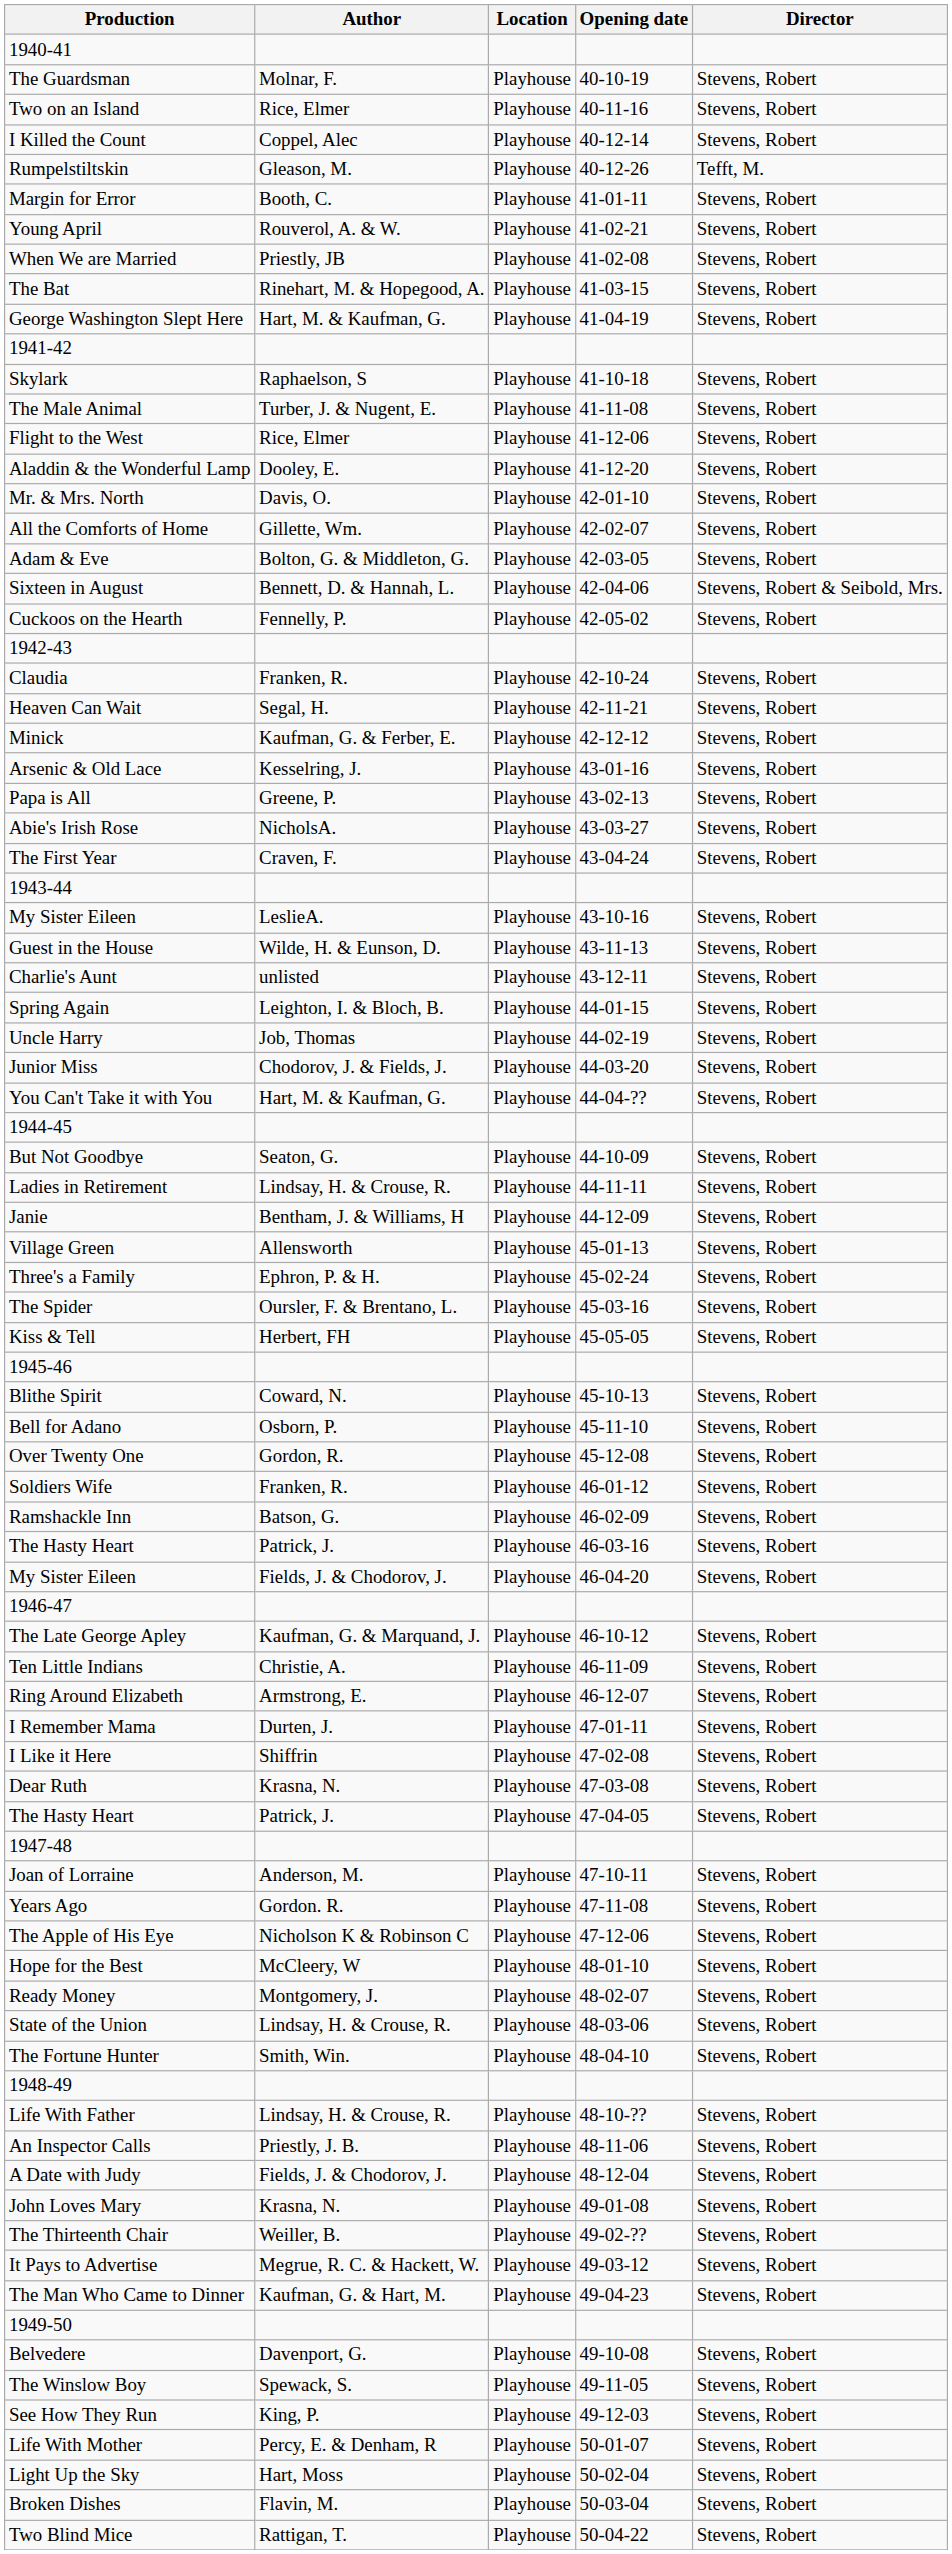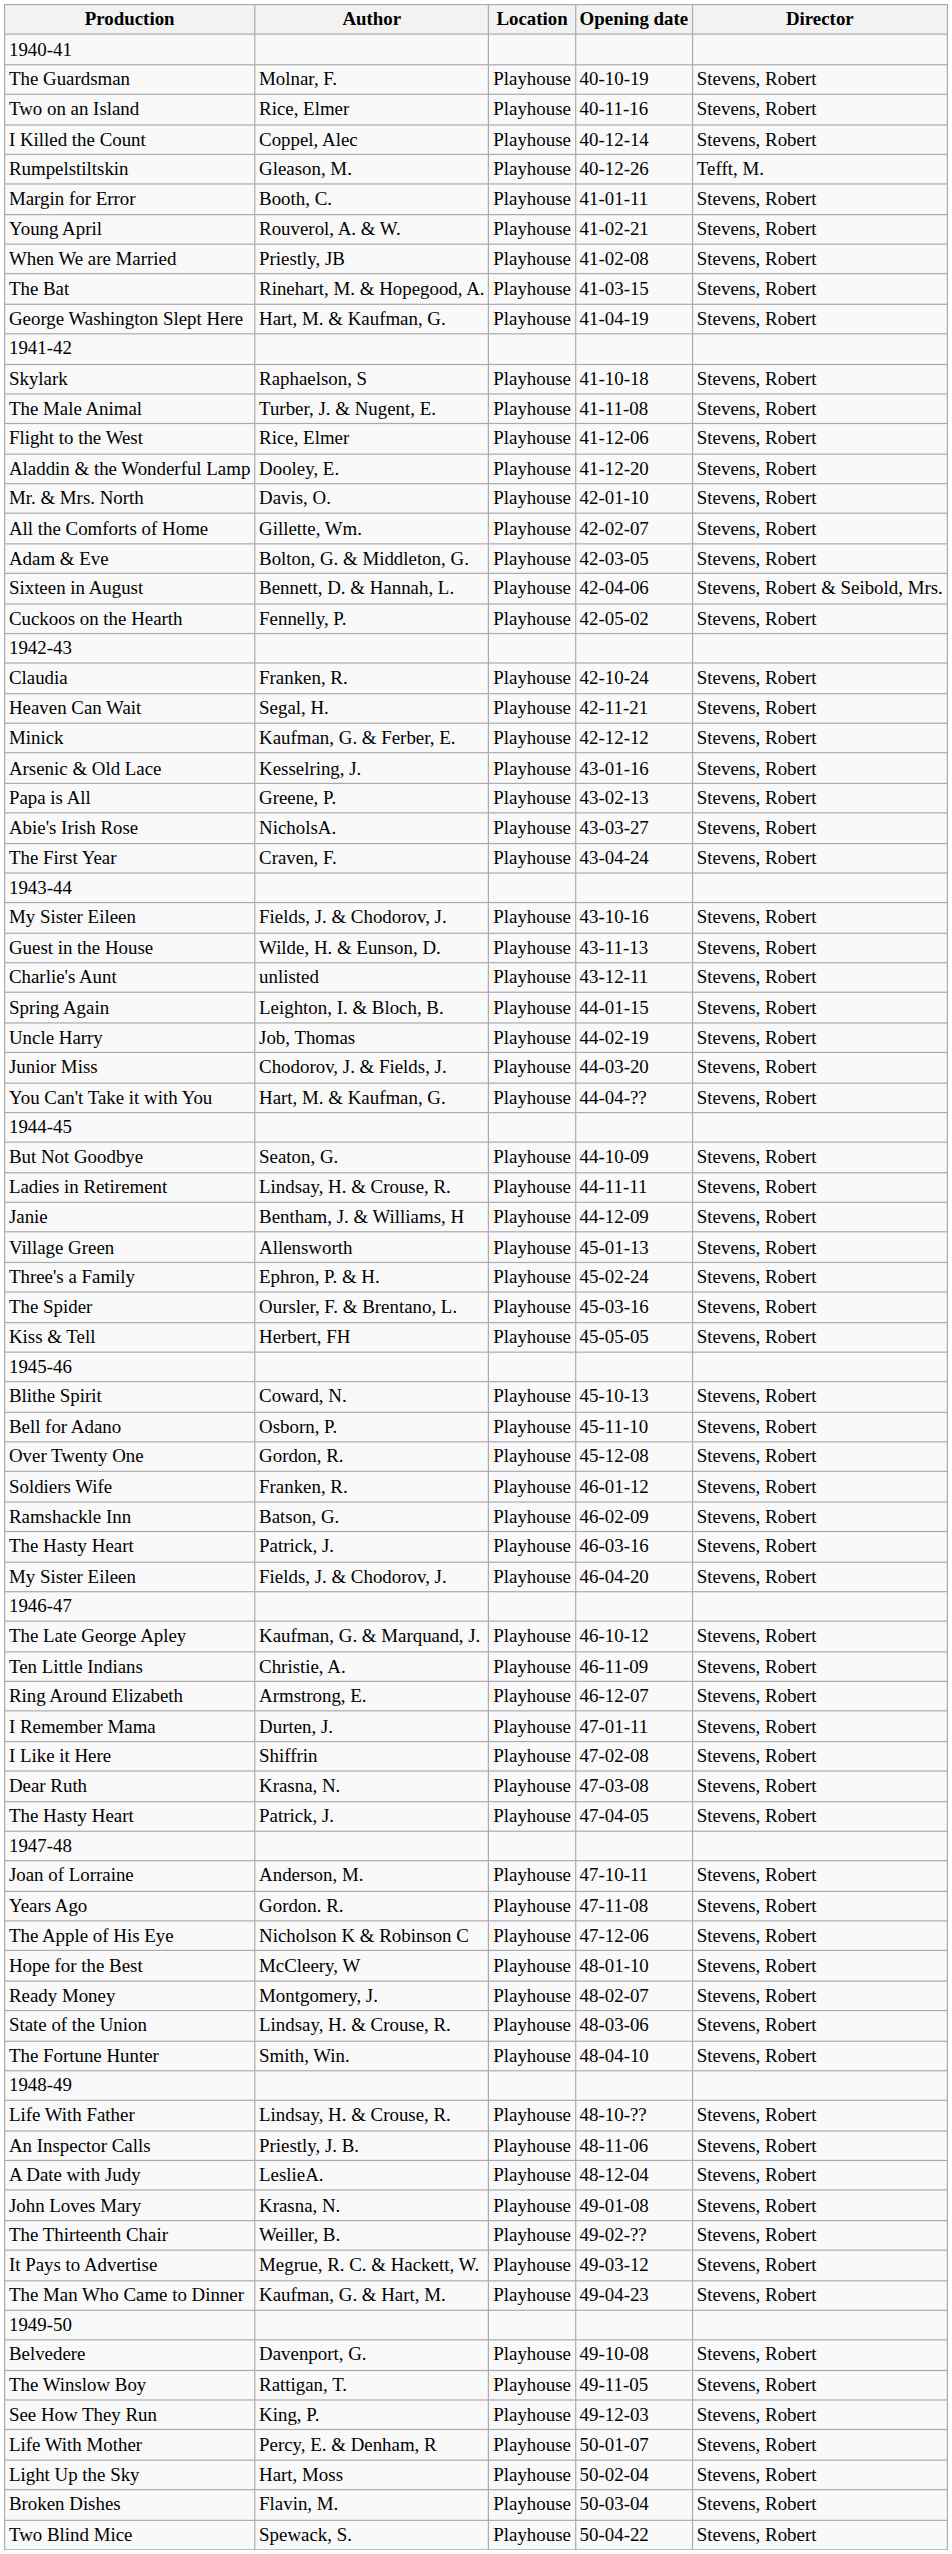(291, 917) LeslieA. -> (353, 917) Fields, J. & Chodorov, J.
(353, 2175) Fields, J. & Chodorov, J. -> (291, 2175) LeslieA.
(305, 2384) Spewack, S. -> (303, 2384) Rattigan, T.
(303, 2534) Rattigan, T. -> (305, 2534) Spewack, S.
